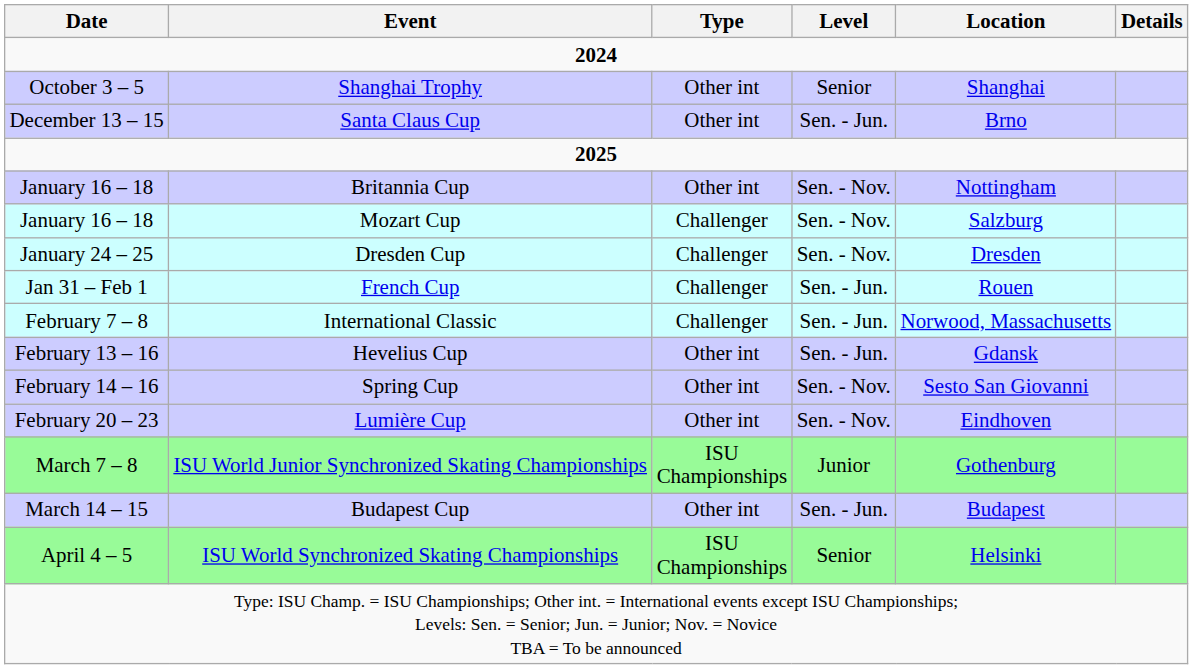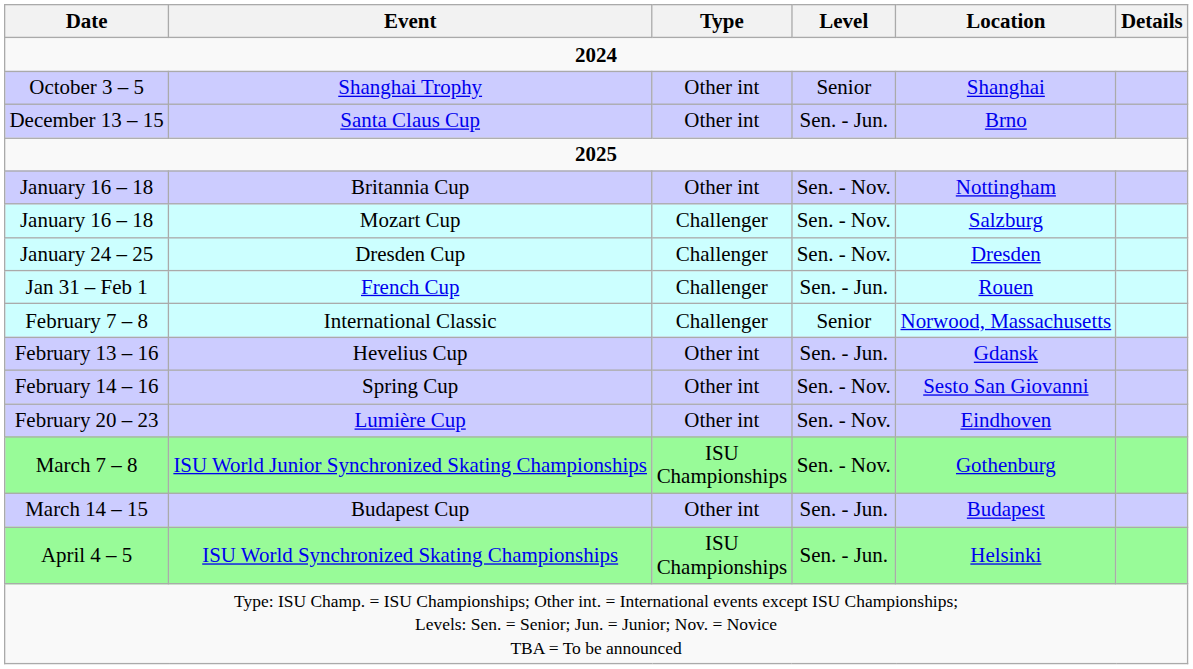(844, 320) Sen. - Jun. -> (844, 320) Senior
(844, 465) Junior -> (844, 465) Sen. - Nov.
(844, 555) Senior -> (844, 555) Sen. - Jun.
